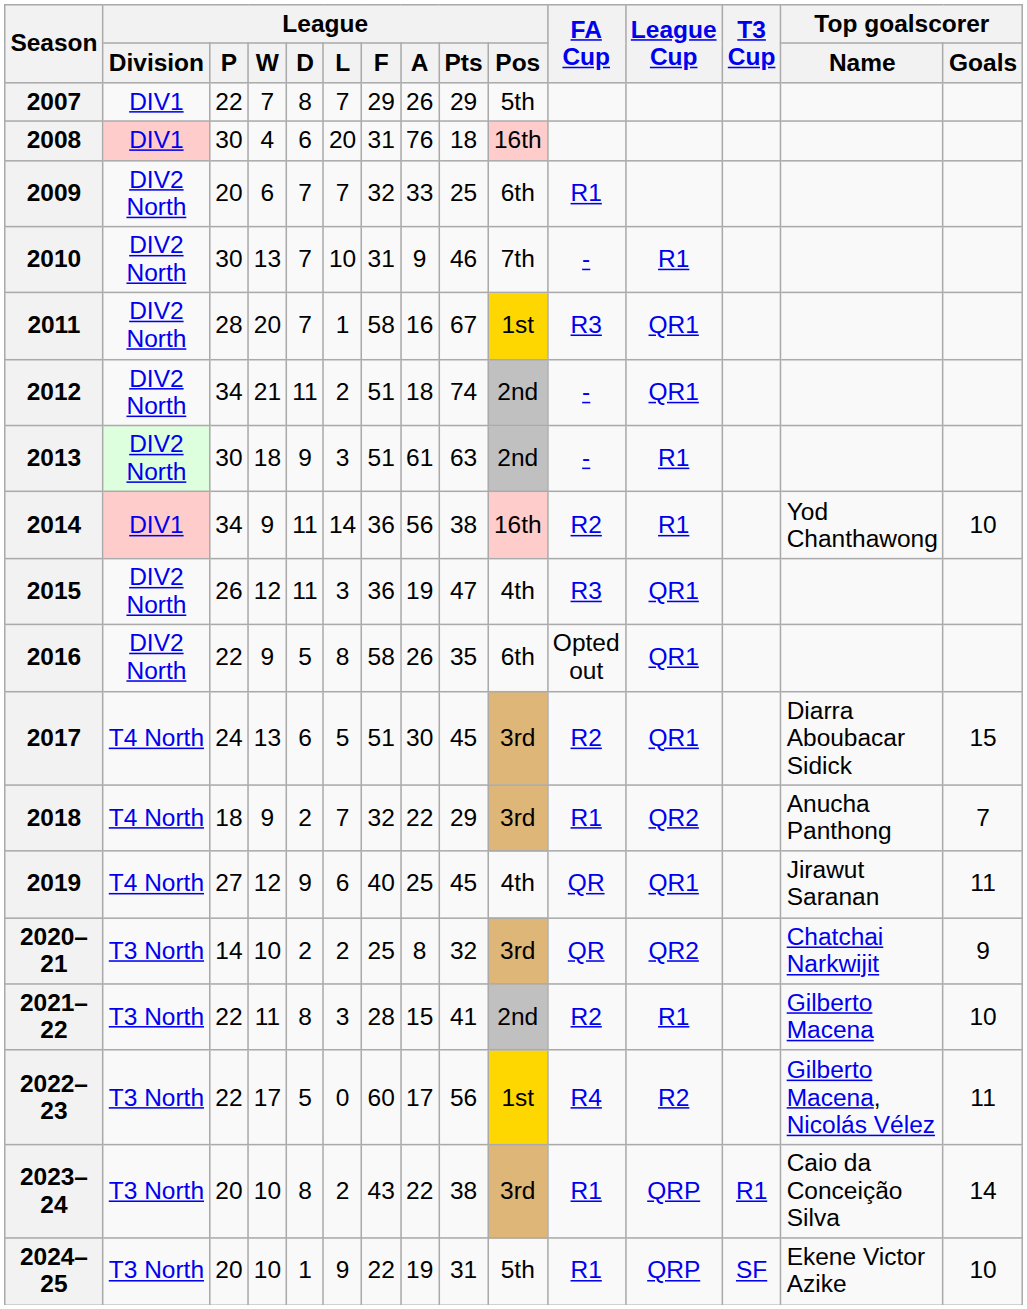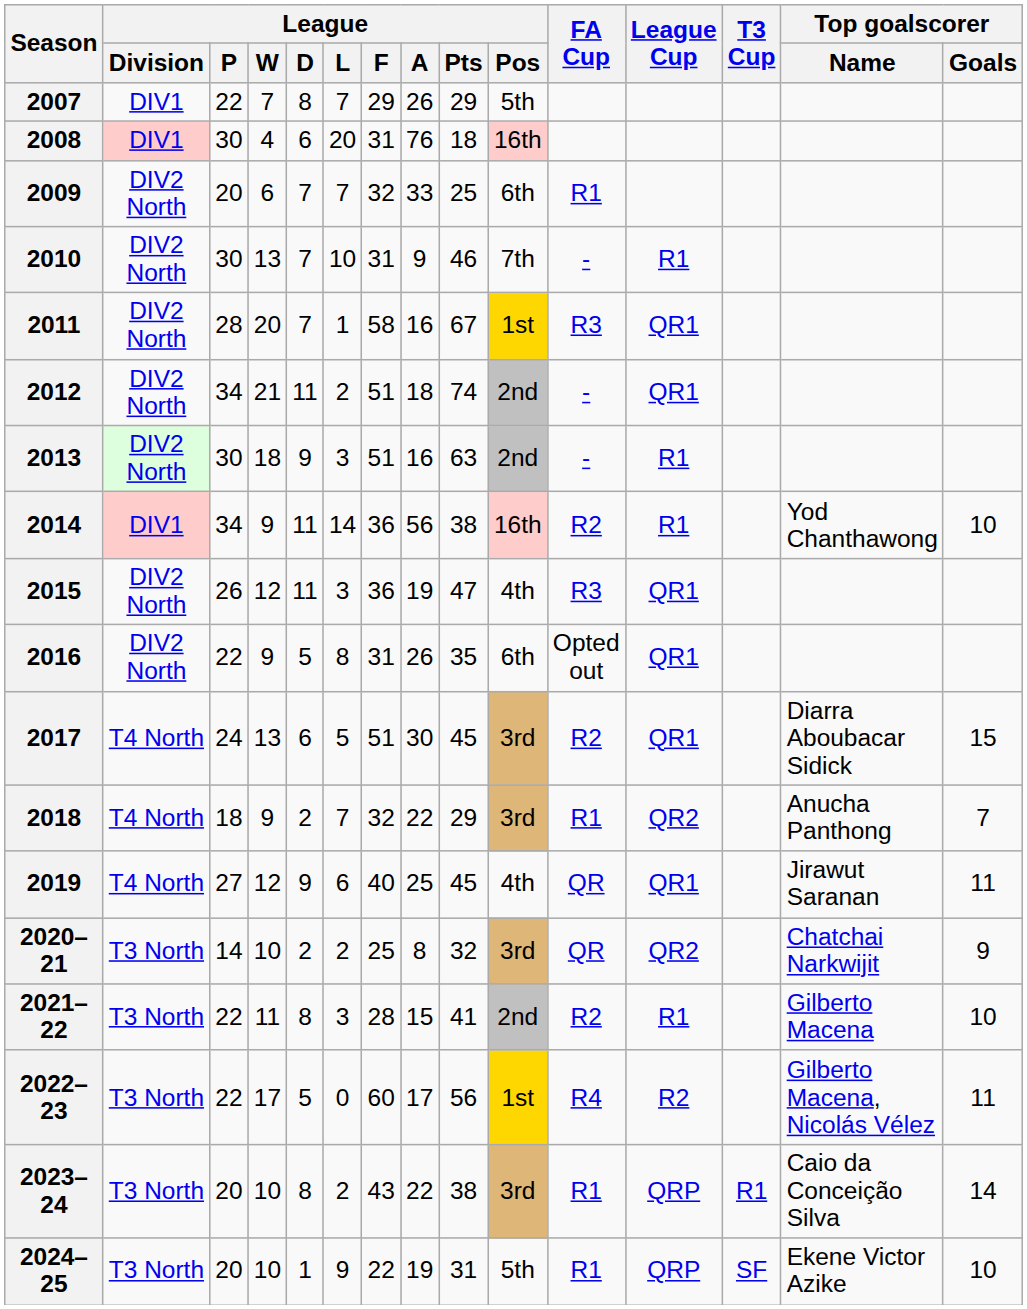(420, 458) 61 -> (420, 458) 16
(381, 657) 58 -> (381, 657) 31
